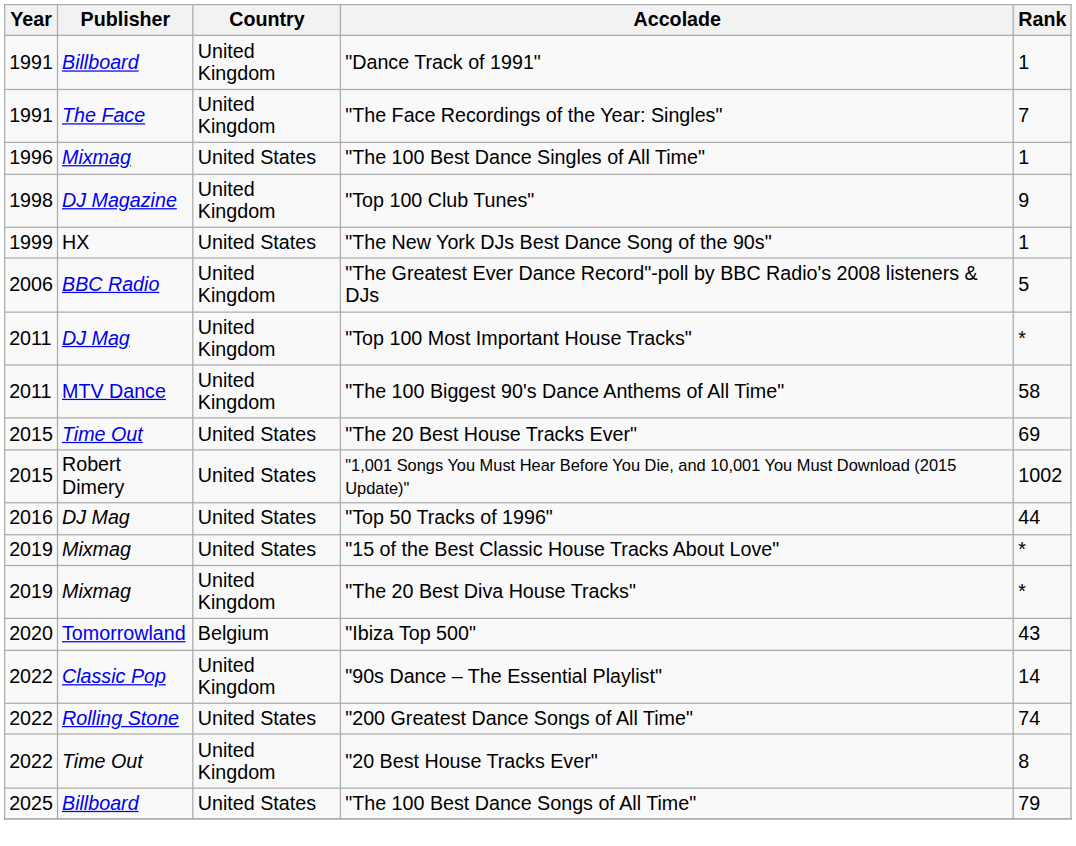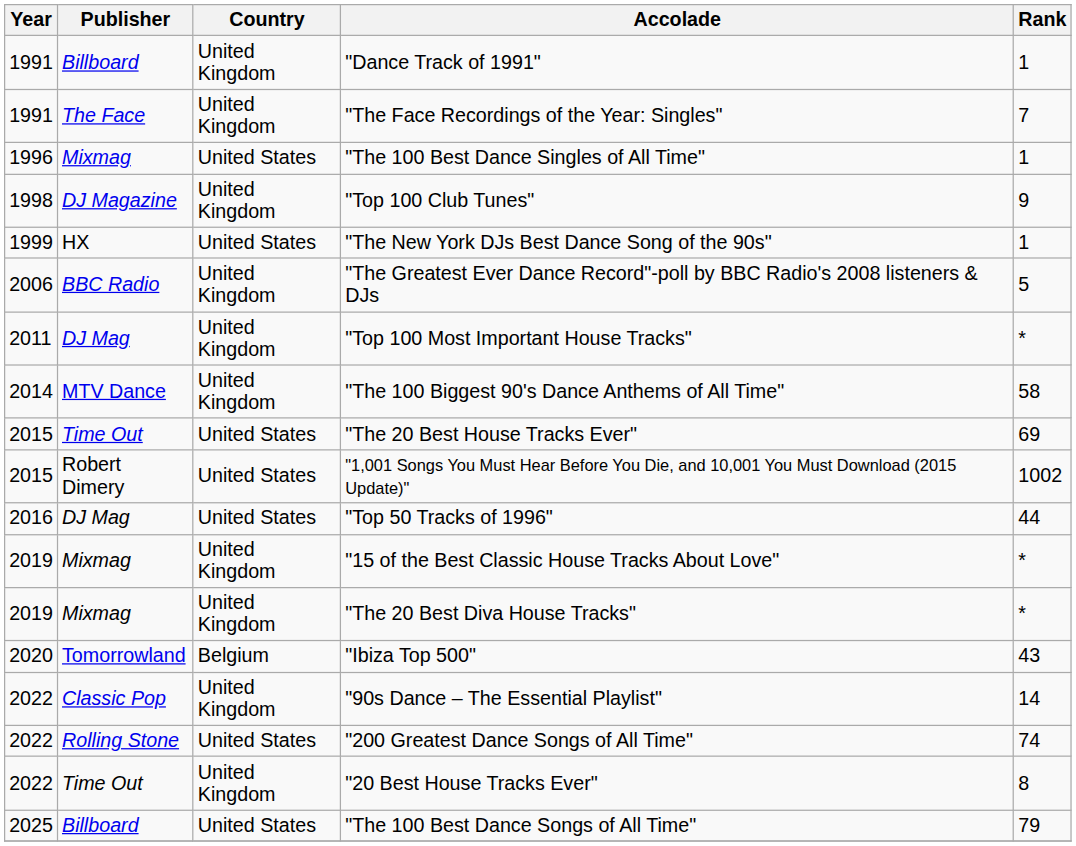(30, 391) 2011 -> (31, 391) 2014
(257, 549) United States -> (237, 560) United Kingdom
